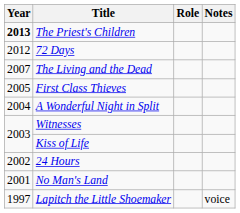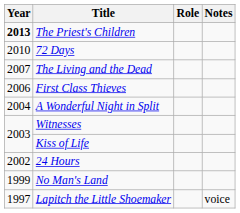(19, 50) 2012 -> (19, 50) 2010
(19, 87) 2005 -> (19, 87) 2006
(19, 180) 2001 -> (19, 180) 1999
